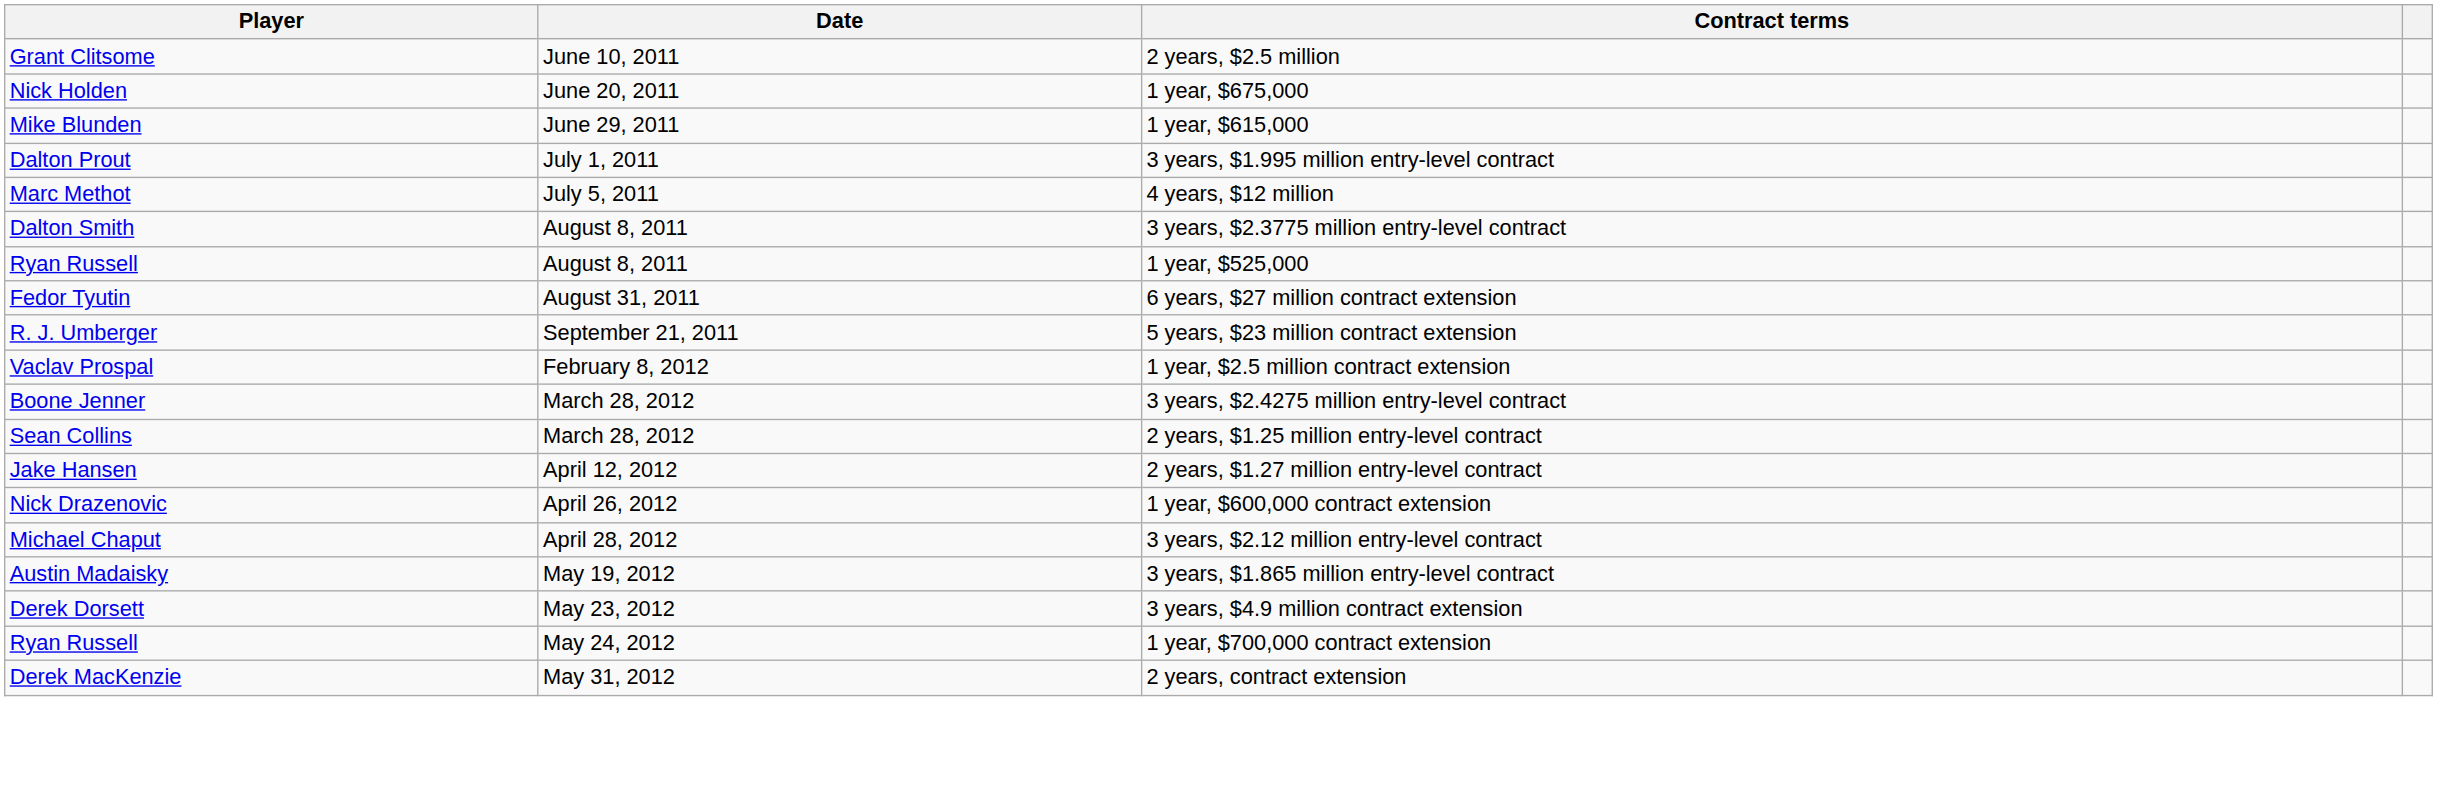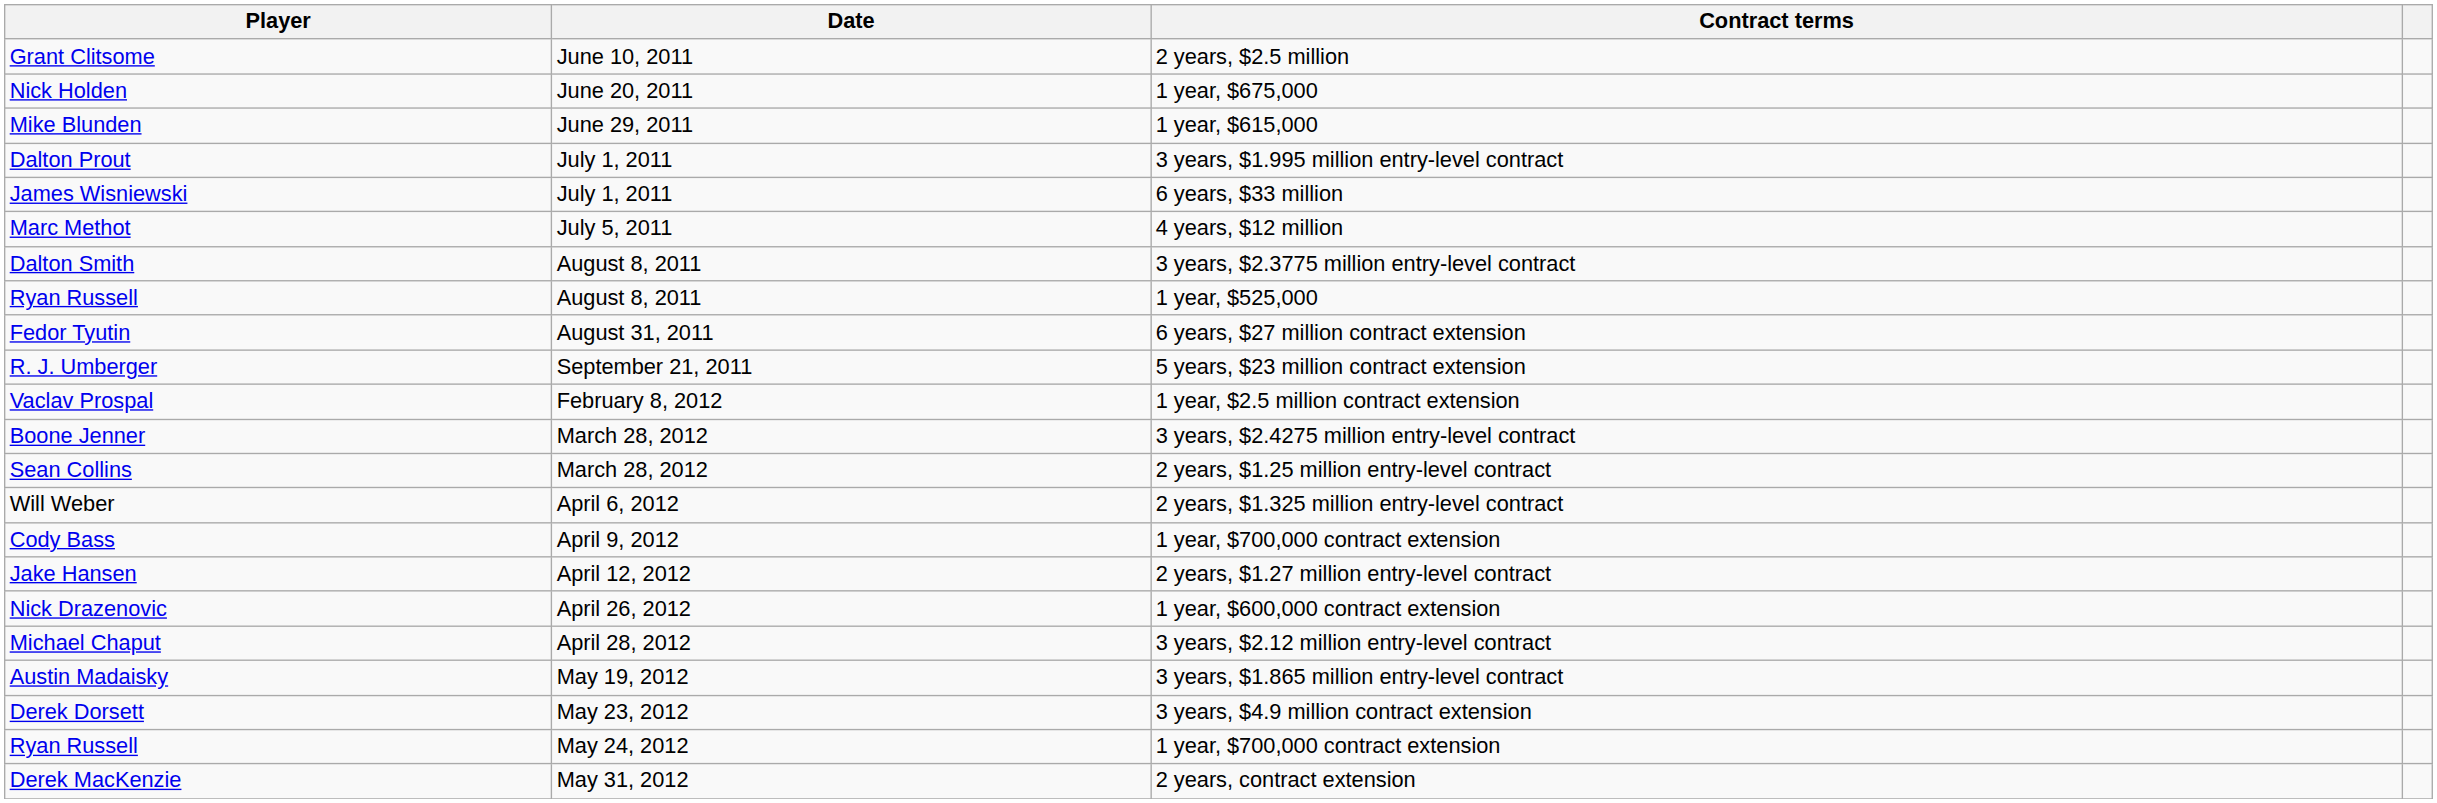+ row: (99, 194)
+ row: (62, 504)
+ row: (62, 539)
